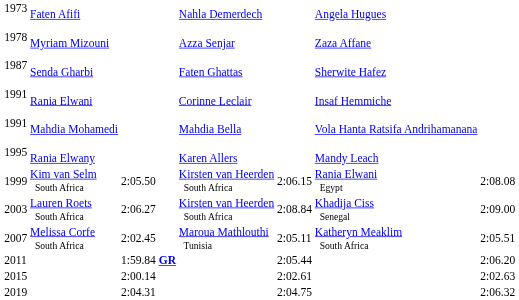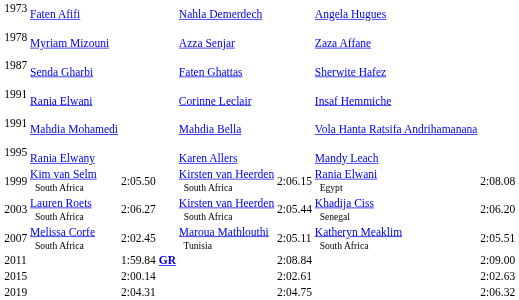(295, 209) 2:08.84 -> (295, 209) 2:05.44
(498, 209) 2:09.00 -> (498, 209) 2:06.20
(295, 260) 2:05.44 -> (295, 260) 2:08.84
(498, 260) 2:06.20 -> (498, 260) 2:09.00
